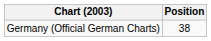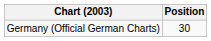(184, 28) 38 -> (184, 28) 30
